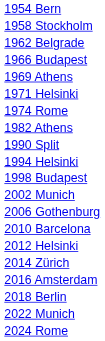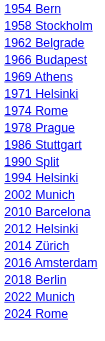+ row: (40, 127)
- row: (39, 127)
+ row: (43, 144)
- row: (46, 178)
- row: (52, 212)
